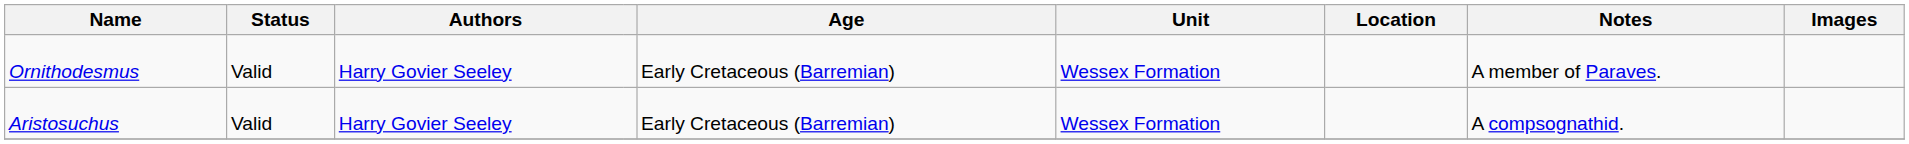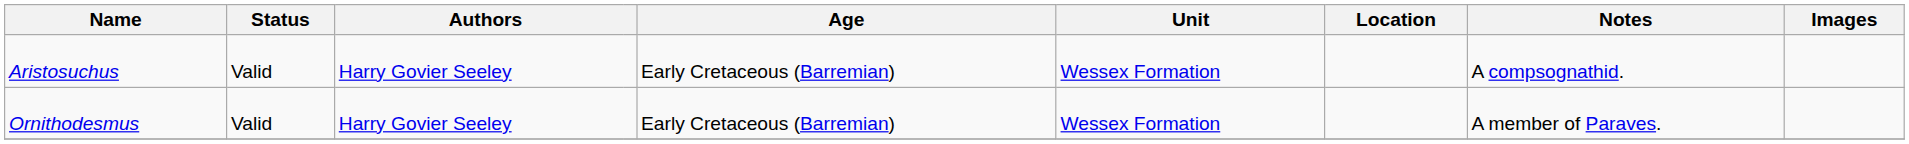rows swapped: (64, 123) <-> (74, 71)
